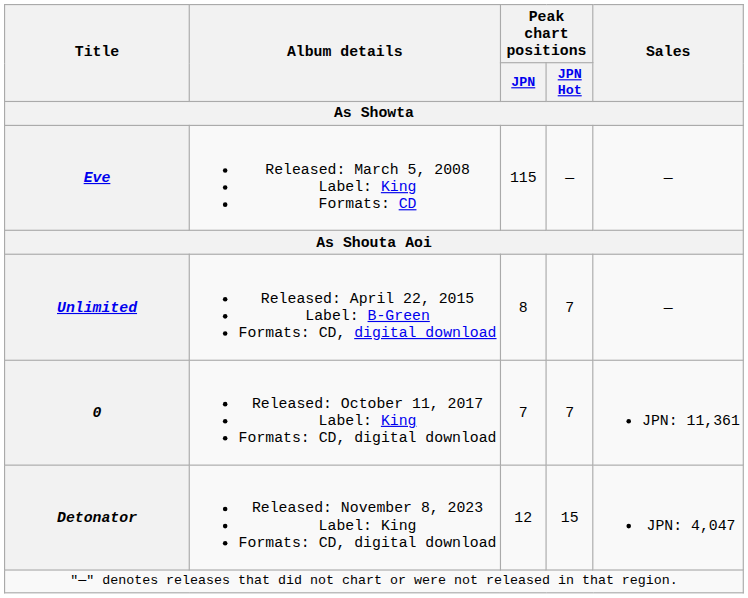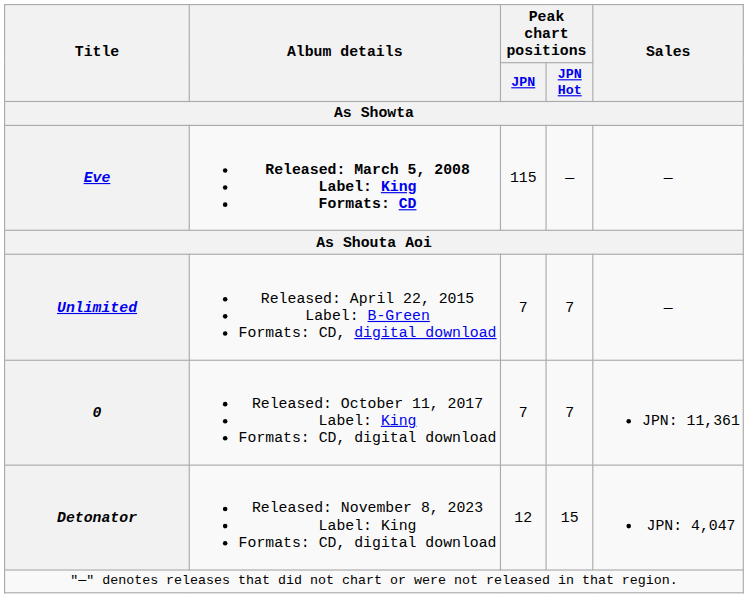(345, 187) normal -> (345, 187) bold
(523, 307) 8 -> (523, 307) 7
